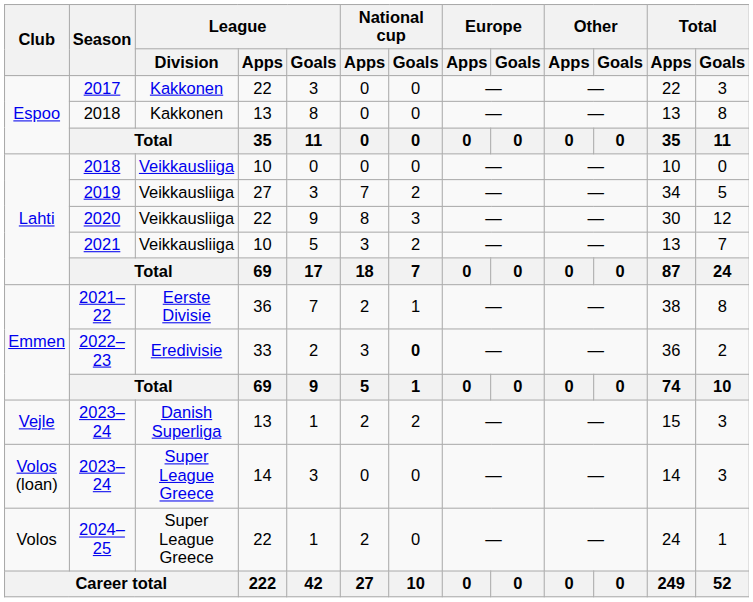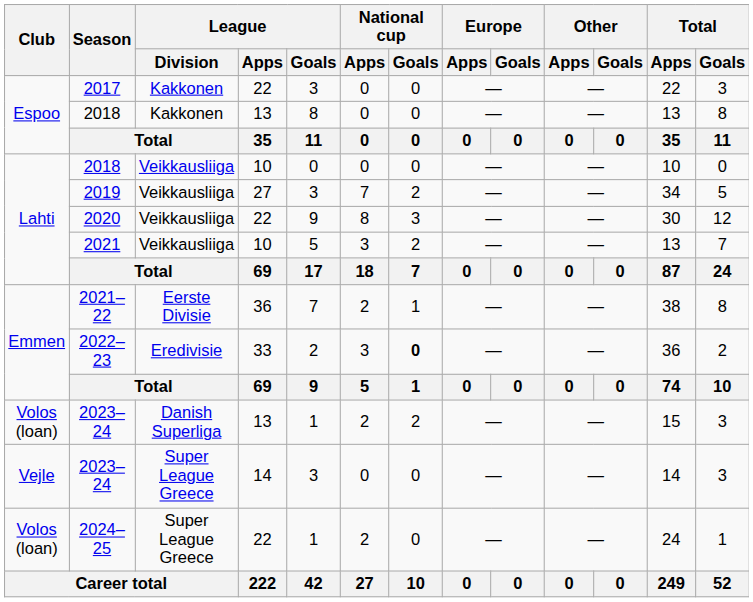(37, 422) Vejle -> (37, 422) Volos (loan)
(37, 476) Volos (loan) -> (37, 476) Vejle
(37, 539) Volos -> (37, 539) Volos (loan)
